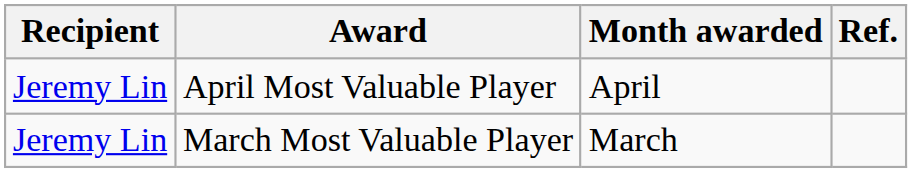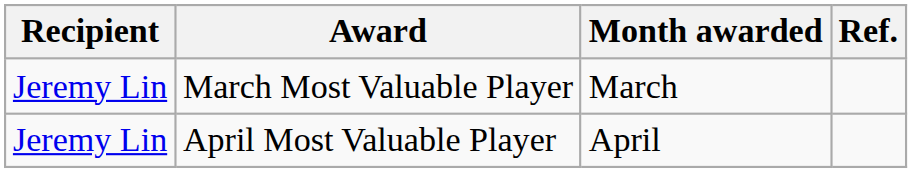rows swapped: (378, 139) <-> (370, 85)
